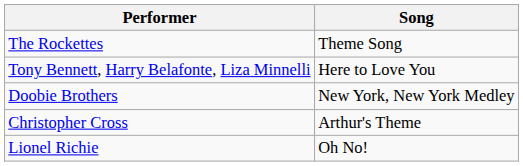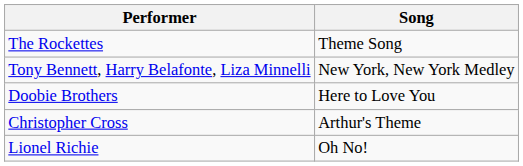(377, 69) Here to Love You -> (416, 69) New York, New York Medley
(416, 95) New York, New York Medley -> (377, 95) Here to Love You
